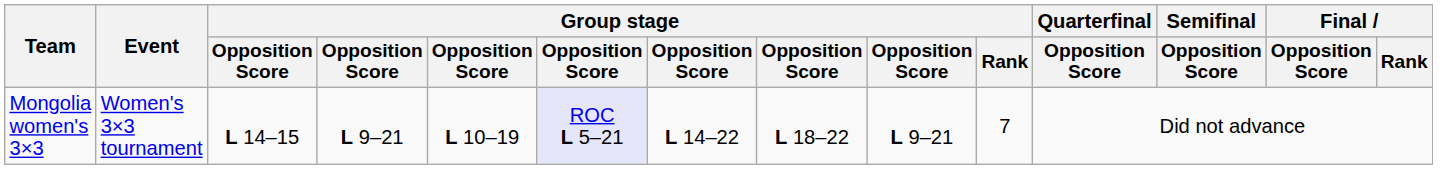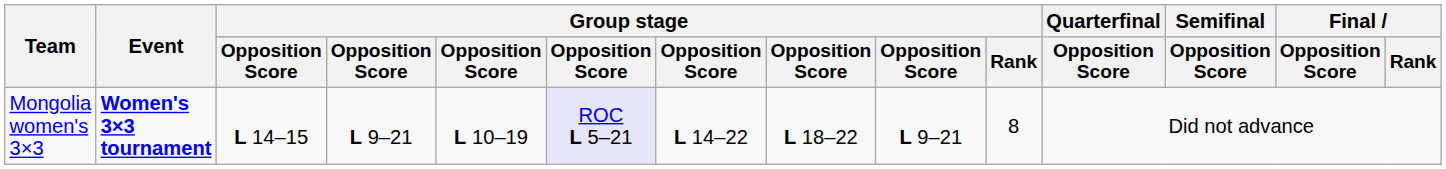(152, 126) normal -> (156, 126) bold
(1005, 126) 7 -> (1014, 126) 8
